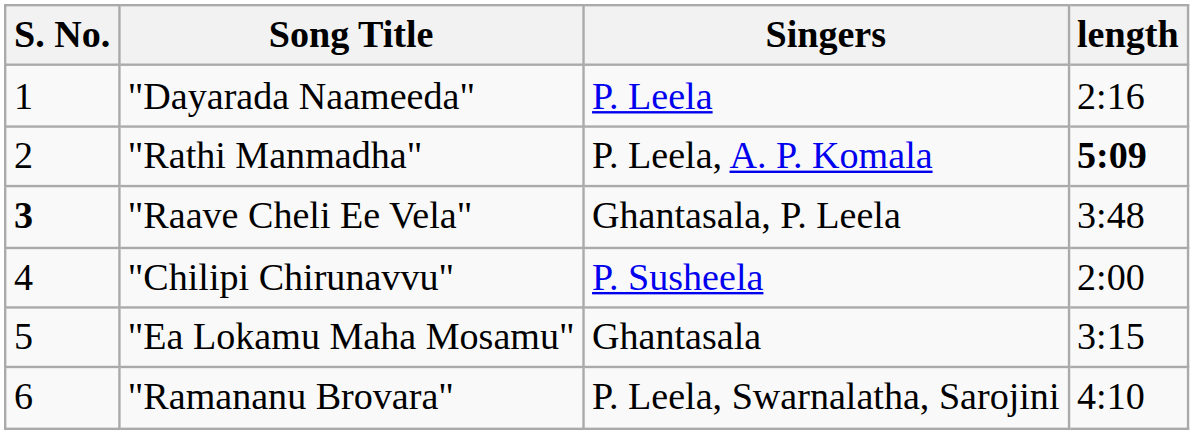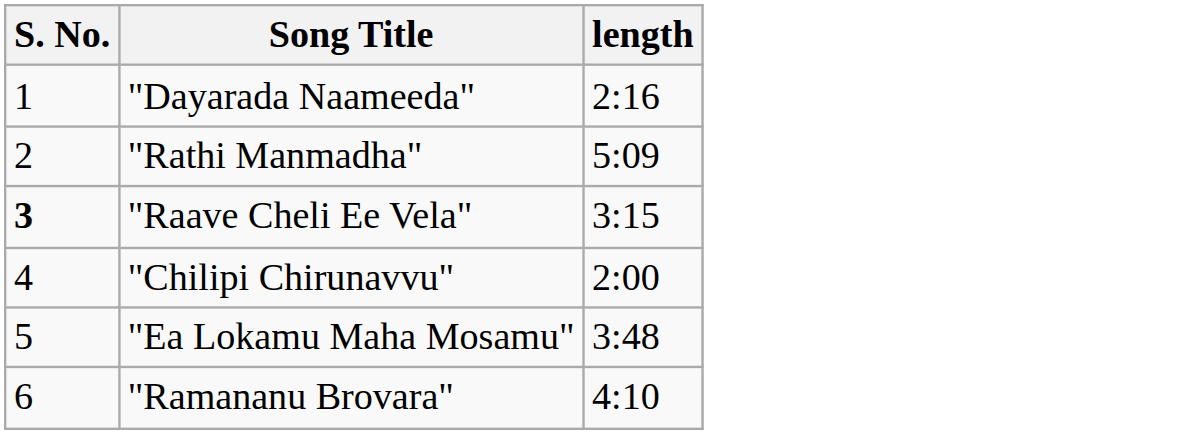- column: (826, 34)
(1112, 155) bold -> (626, 155) normal
(1111, 215) 3:48 -> (626, 215) 3:15
(1111, 336) 3:15 -> (626, 336) 3:48
